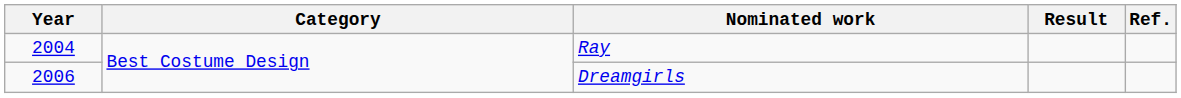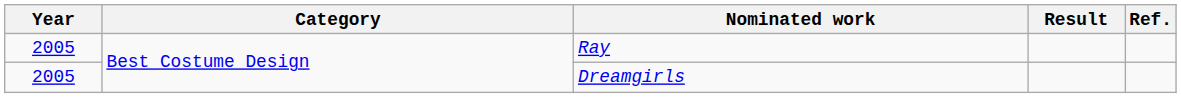(53, 48) 2004 -> (53, 48) 2005
(53, 77) 2006 -> (53, 77) 2005
